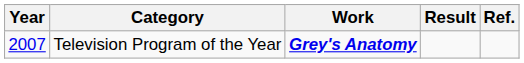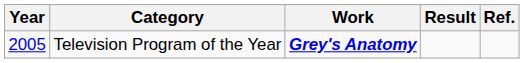(27, 44) 2007 -> (27, 44) 2005
